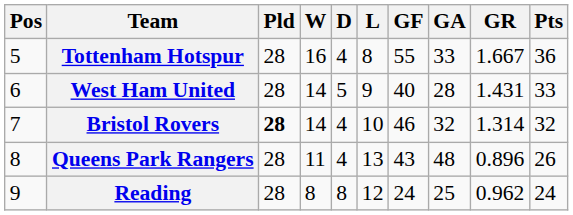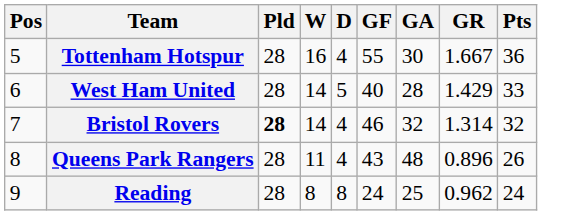- column: (373, 21)
(444, 55) 33 -> (413, 55) 30
(500, 90) 1.431 -> (468, 90) 1.429
